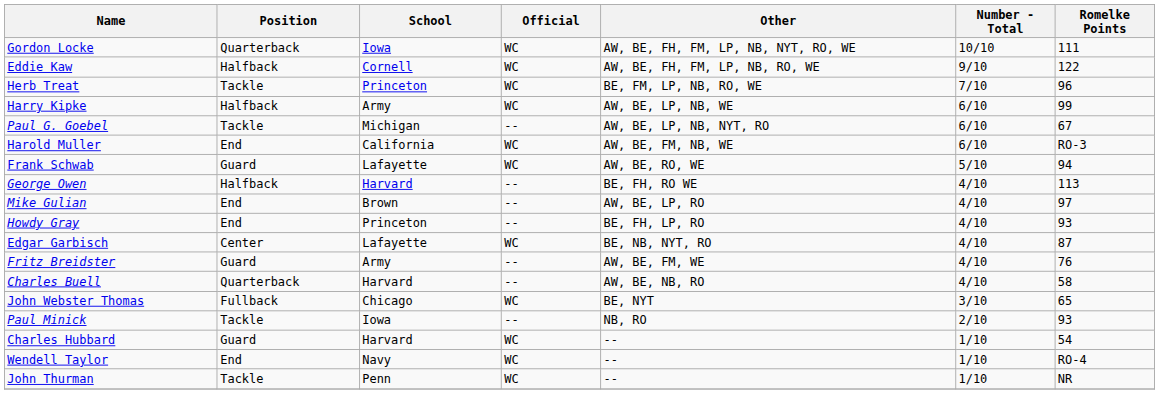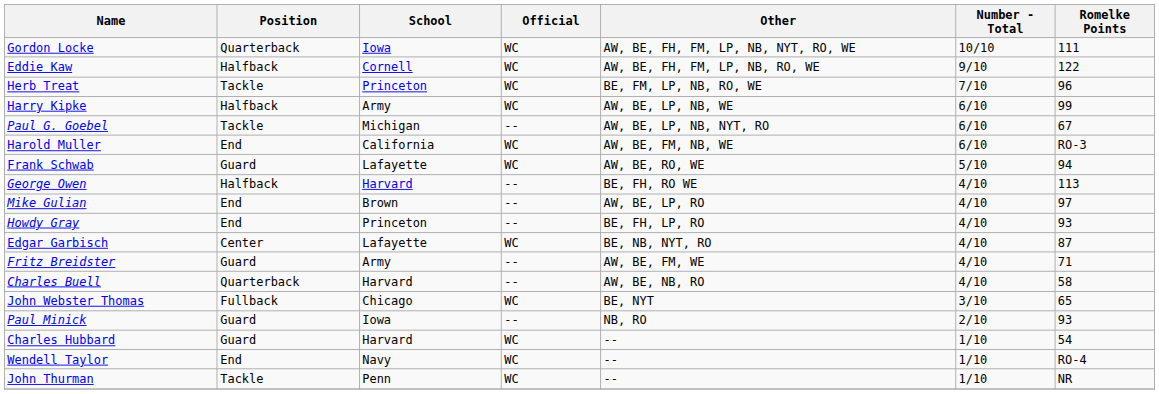(1065, 262) 76 -> (1065, 262) 71
(242, 320) Tackle -> (238, 320) Guard
